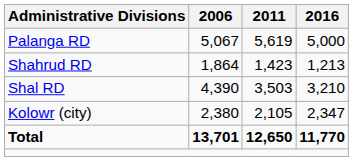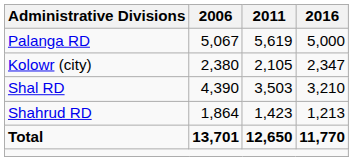rows swapped: (50, 64) <-> (50, 112)
